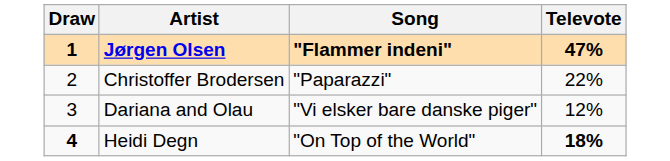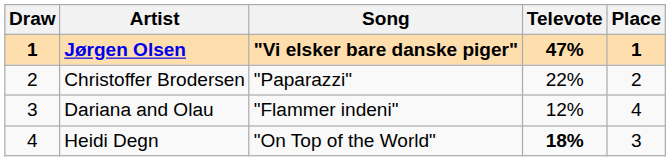+ column: (636, 19)
(373, 49) "Flammer indeni" -> (386, 49) "Vi elsker bare danske piger"
(415, 110) "Vi elsker bare danske piger" -> (326, 110) "Flammer indeni"
(72, 140) bold -> (32, 140) normal
